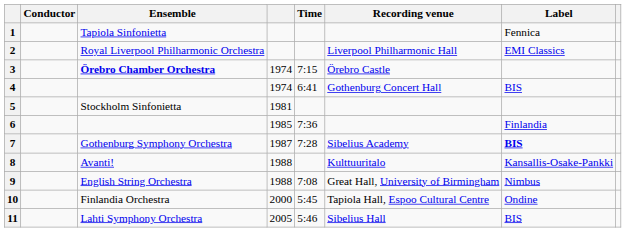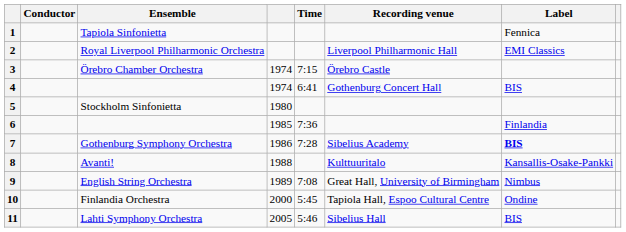(148, 69) bold -> (142, 69) normal
(281, 106) 1981 -> (281, 106) 1980
(281, 143) 1987 -> (281, 143) 1986
(281, 180) 1988 -> (281, 180) 1989
